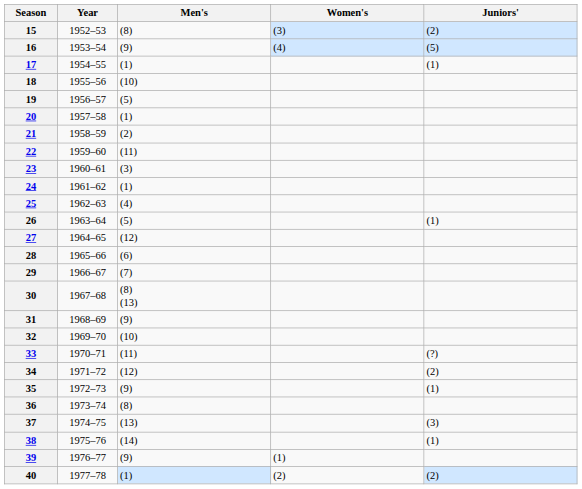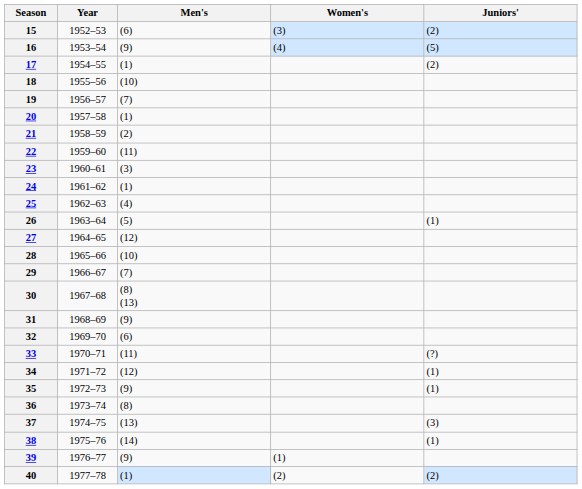(126, 30) (8) -> (126, 30) (6)
(433, 65) (1) -> (433, 65) (2)
(126, 99) (5) -> (126, 99) (7)
(126, 255) (6) -> (129, 255) (10)
(129, 337) (10) -> (126, 337) (6)
(433, 371) (2) -> (433, 371) (1)
